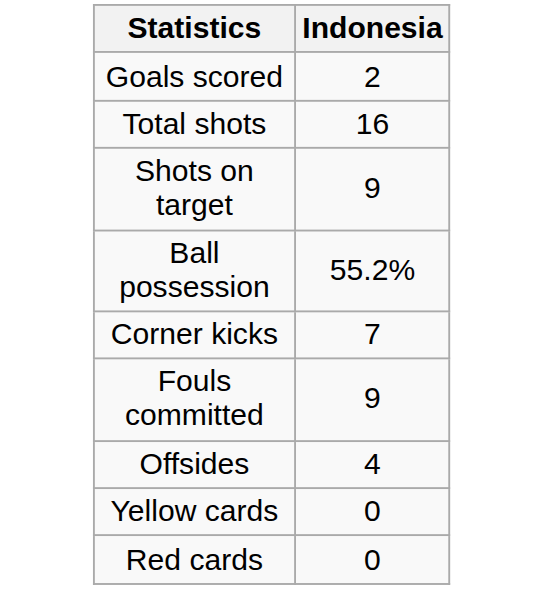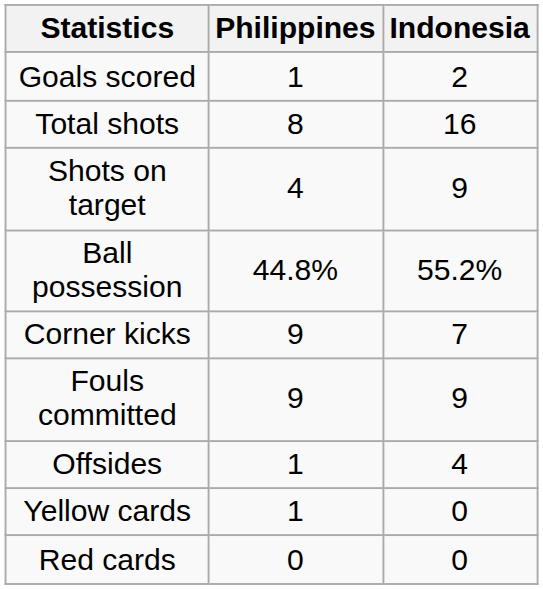+ column: (295, 28)
